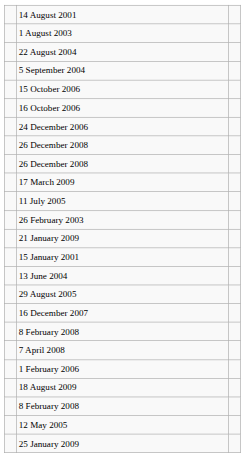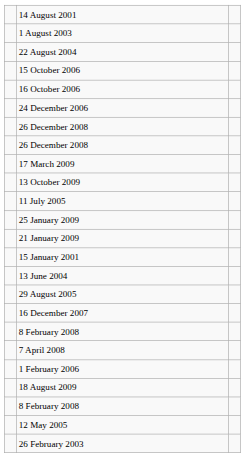- row: (10, 71)
+ row: (10, 183)
rows swapped: (10, 443) <-> (10, 220)
